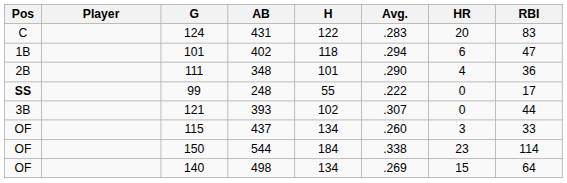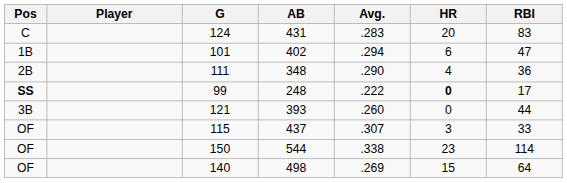- column: (328, 14)
(462, 91) normal -> (448, 91) bold
(395, 110) .307 -> (372, 110) .260
(395, 129) .260 -> (372, 129) .307
